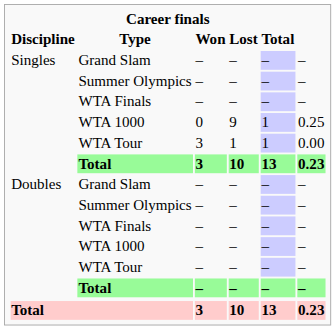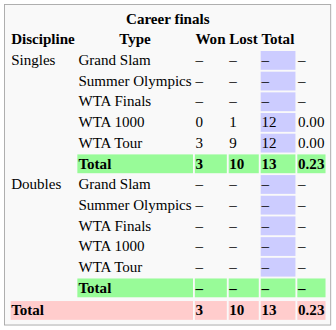(233, 122) 9 -> (233, 122) 1
(265, 122) 1 -> (269, 122) 12
(311, 122) 0.25 -> (311, 122) 0.00
(233, 143) 1 -> (233, 143) 9
(265, 143) 1 -> (269, 143) 12
